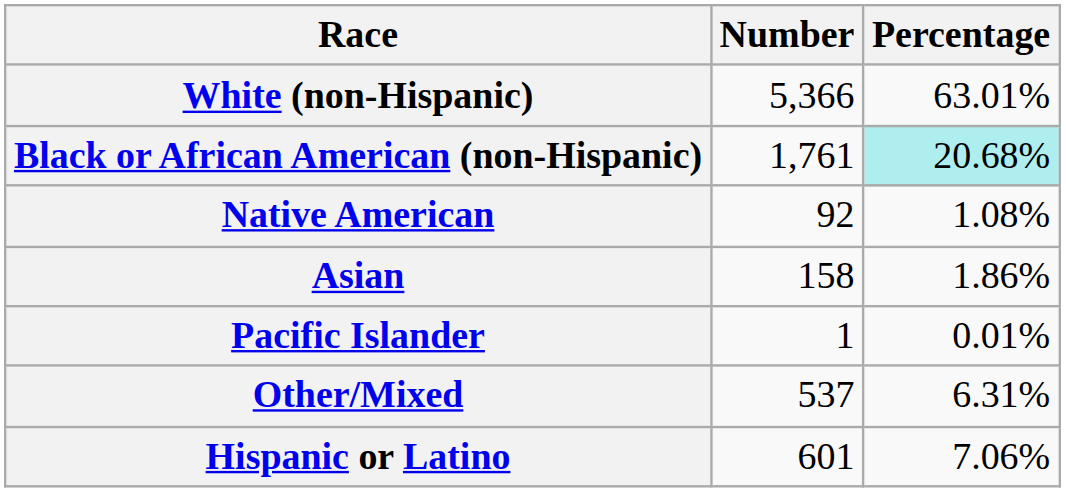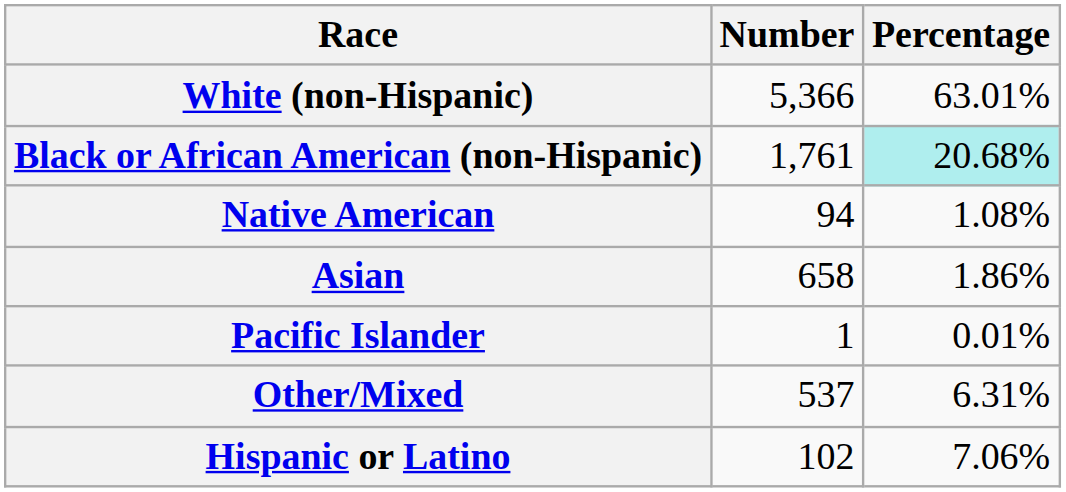(835, 214) 92 -> (835, 214) 94
(826, 275) 158 -> (826, 275) 658
(826, 455) 601 -> (826, 455) 102
